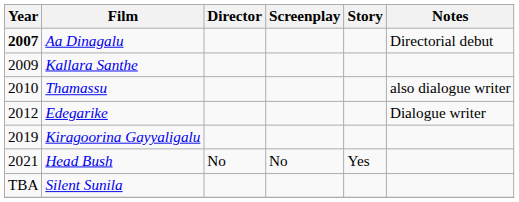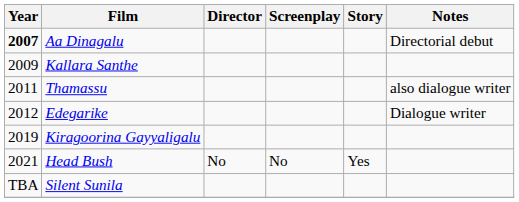(23, 88) 2010 -> (23, 88) 2011
